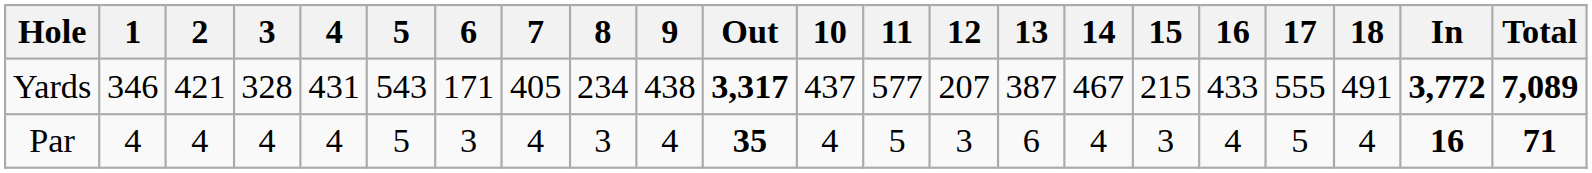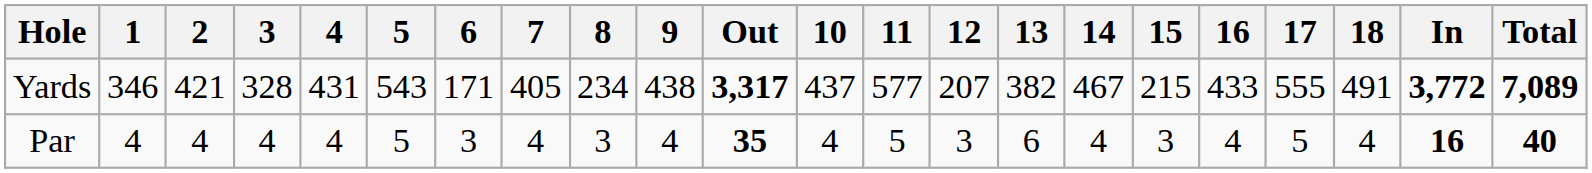(1031, 85) 387 -> (1031, 85) 382
(1540, 140) 71 -> (1540, 140) 40
